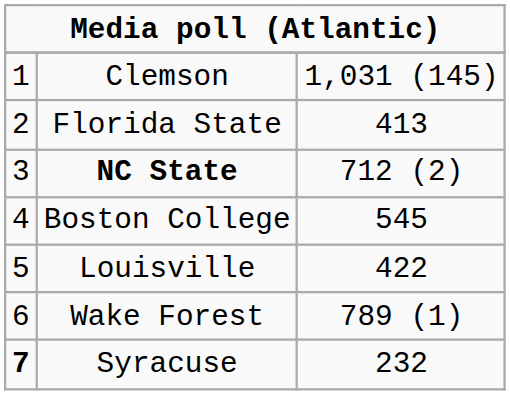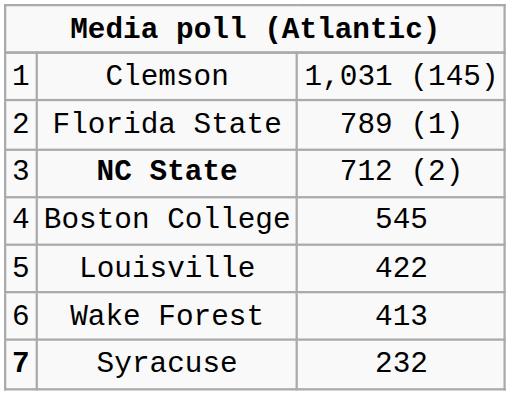(402, 125) 413 -> (402, 125) 789 (1)
(402, 316) 789 (1) -> (402, 316) 413
